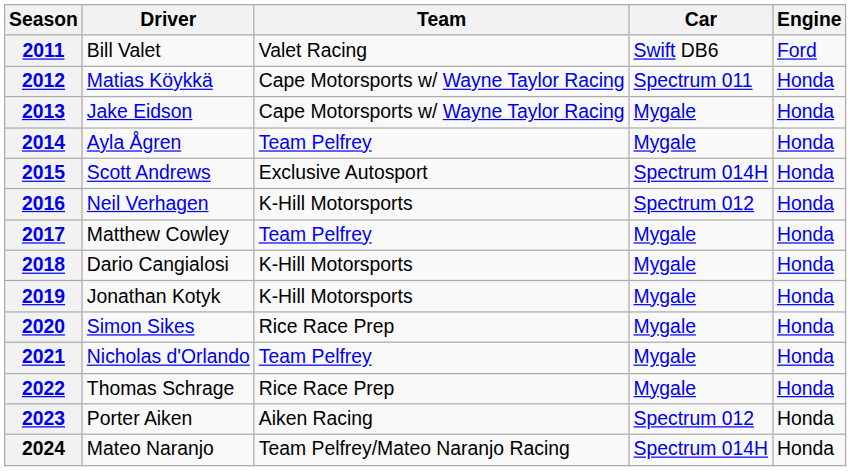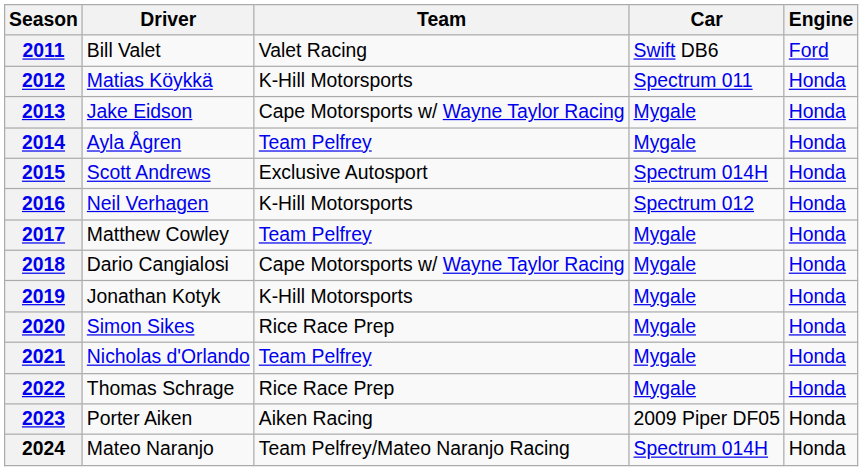(442, 81) Cape Motorsports w/ Wayne Taylor Racing -> (336, 81) K-Hill Motorsports
(336, 265) K-Hill Motorsports -> (442, 265) Cape Motorsports w/ Wayne Taylor Racing
(694, 419) Spectrum 012 -> (707, 419) 2009 Piper DF05
